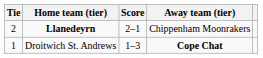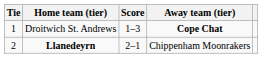rows swapped: (71, 45) <-> (71, 28)
